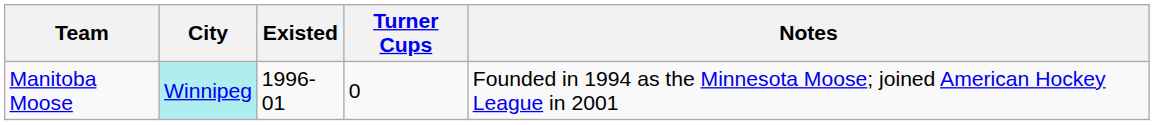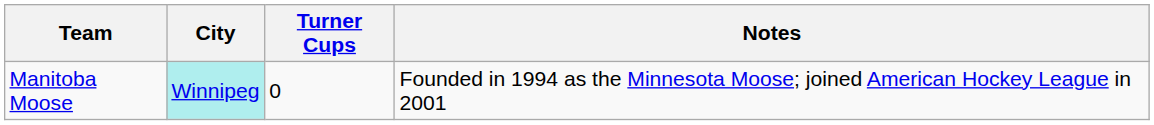- column: (300, 33)
